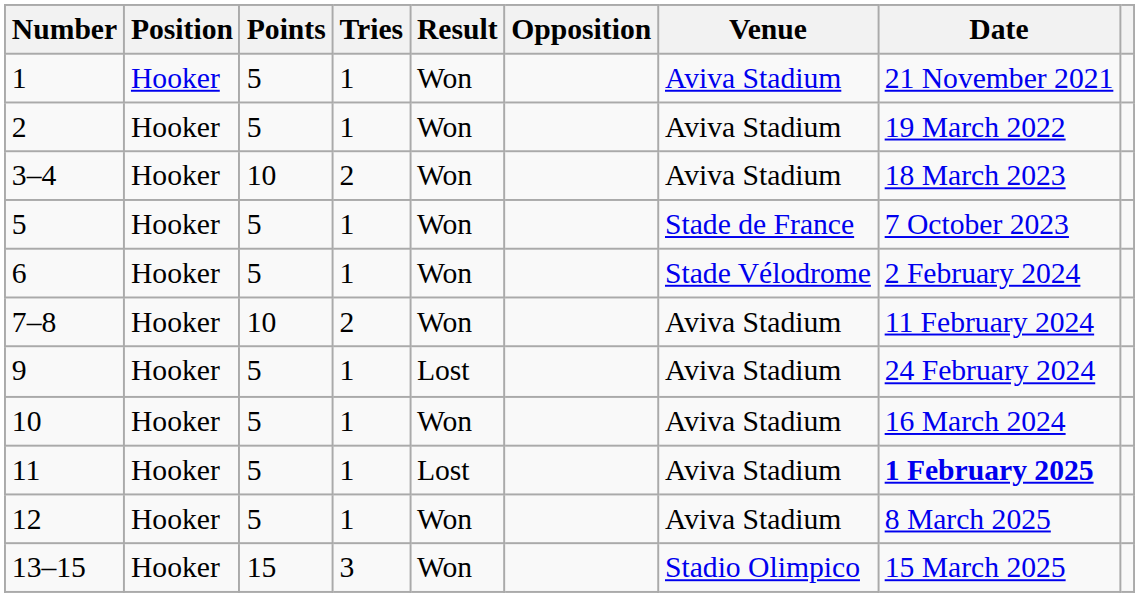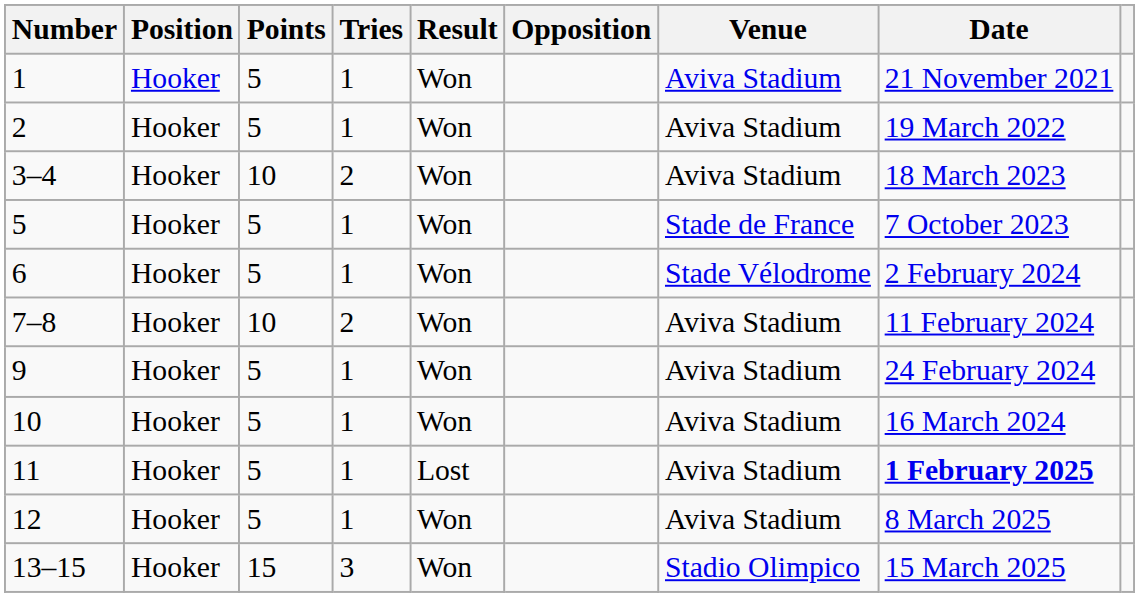(443, 371) Lost -> (445, 371) Won
